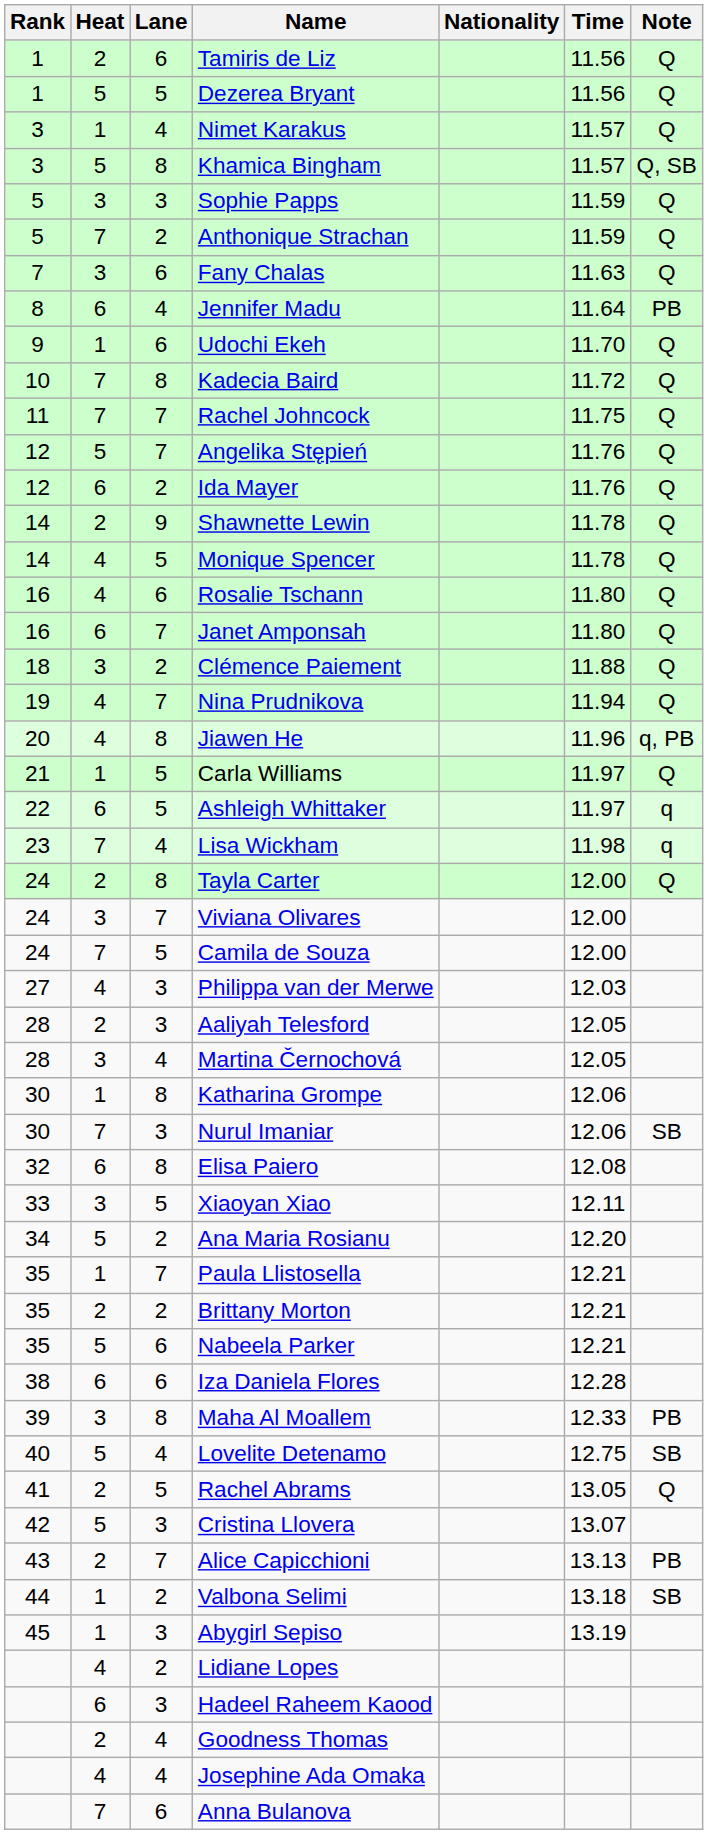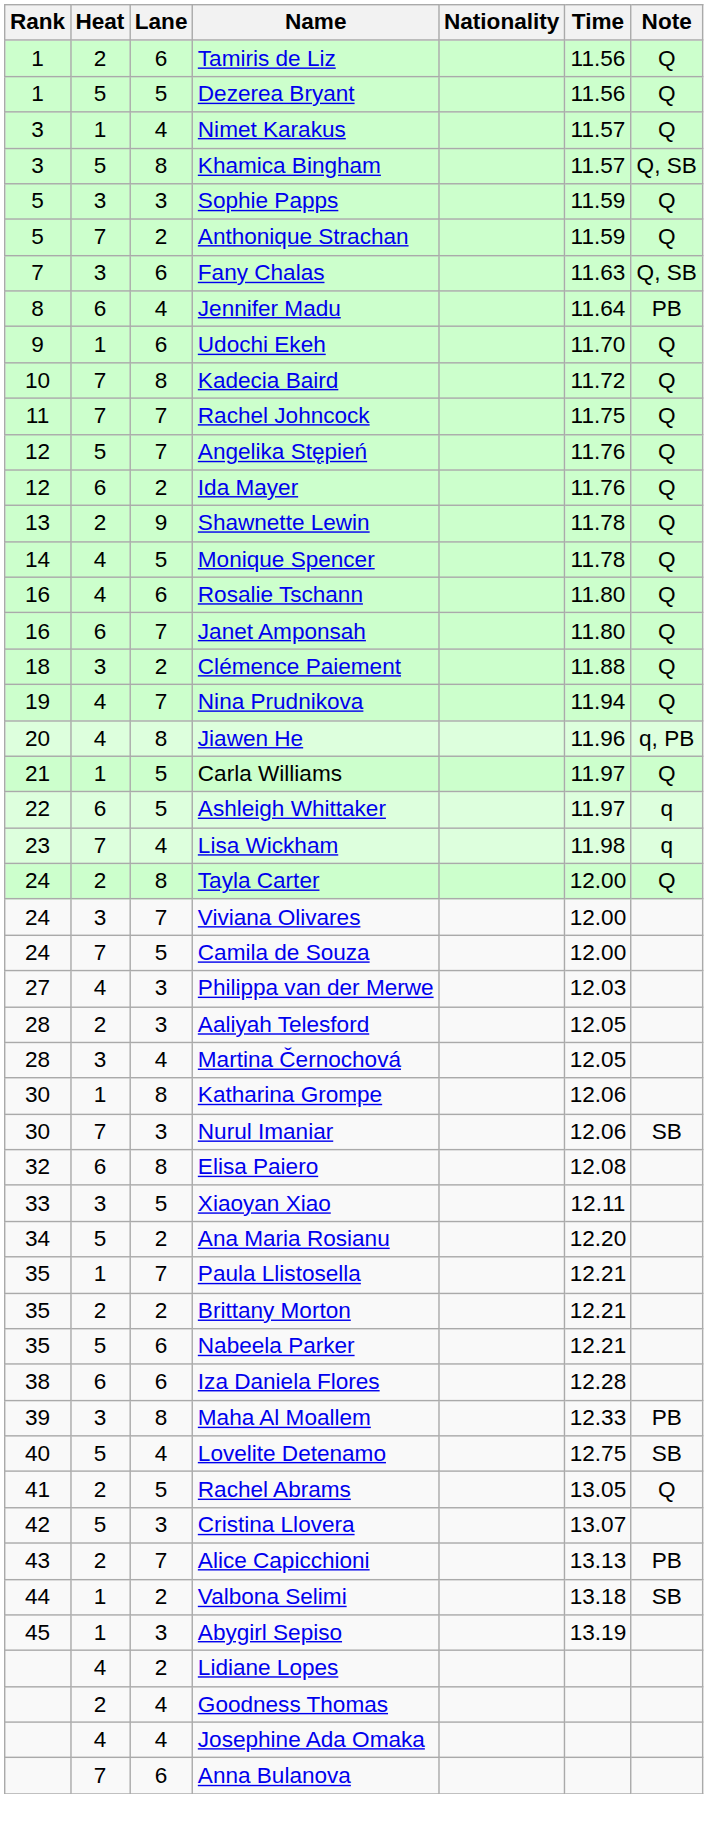(667, 272) Q -> (667, 272) Q, SB
(37, 523) 14 -> (37, 523) 13
- row: (315, 1703)
